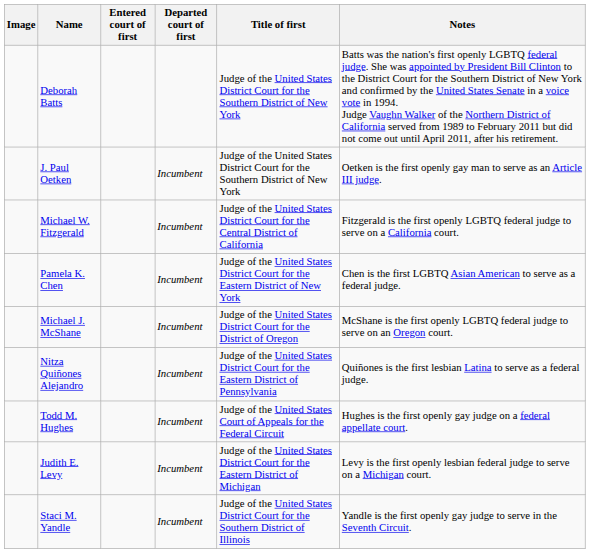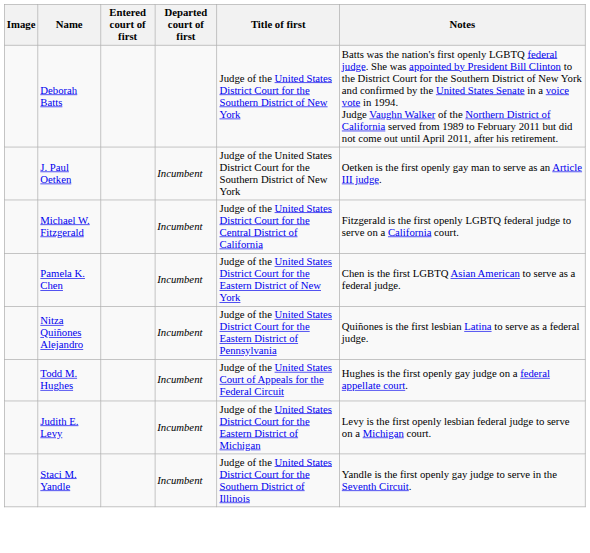- row: (63, 327)
